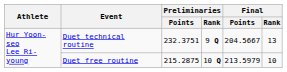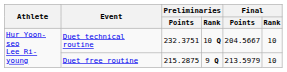(212, 40) 9 Q -> (212, 40) 10 Q
(272, 40) 13 -> (272, 40) 10
(212, 60) 10 Q -> (212, 60) 9 Q
